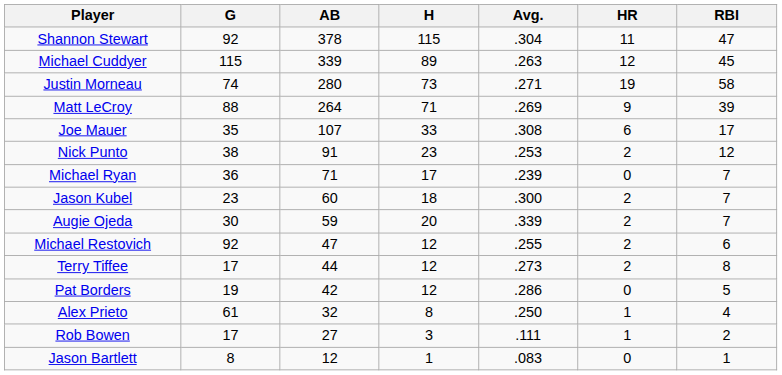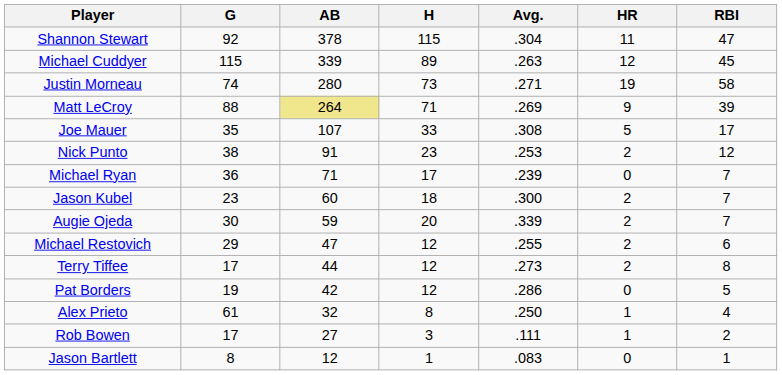(330, 107) no background -> (330, 107) khaki background
(627, 130) 6 -> (627, 130) 5
(230, 244) 92 -> (230, 244) 29
